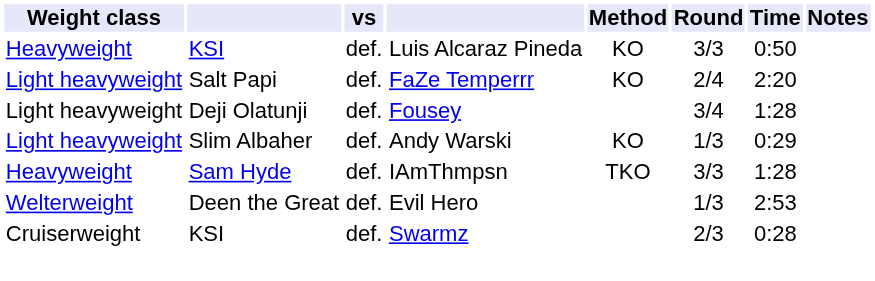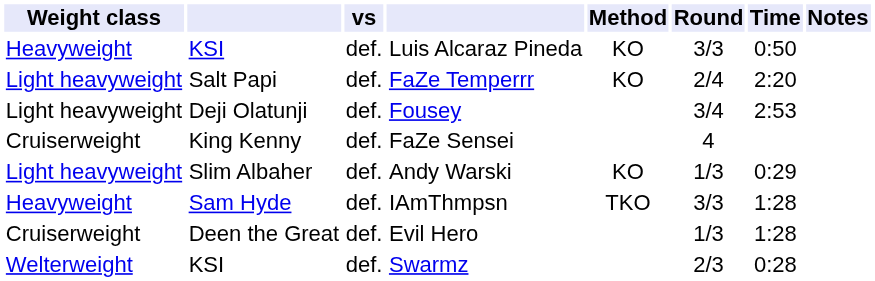(775, 110) 1:28 -> (775, 110) 2:53
+ row: (451, 141)
(69, 203) Welterweight -> (73, 233) Cruiserweight
(775, 203) 2:53 -> (775, 233) 1:28
(73, 233) Cruiserweight -> (69, 264) Welterweight
